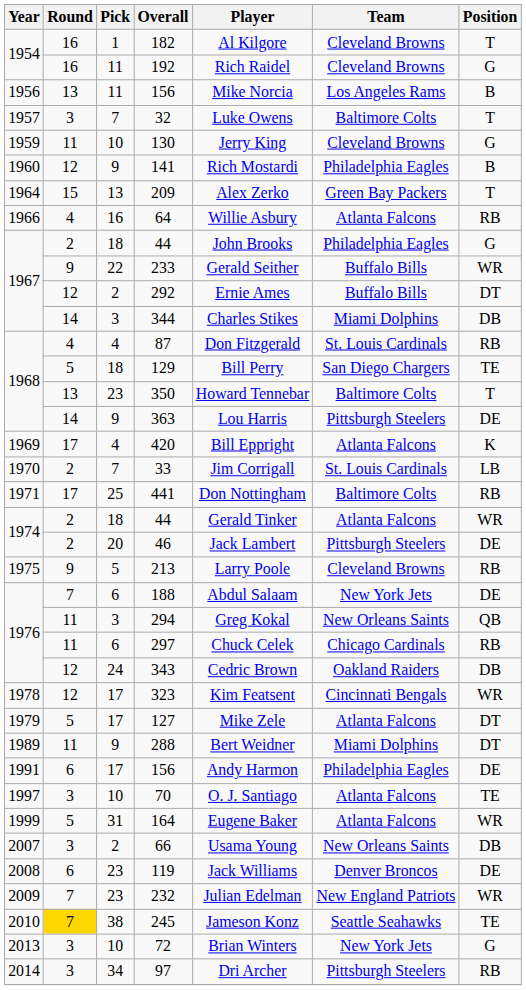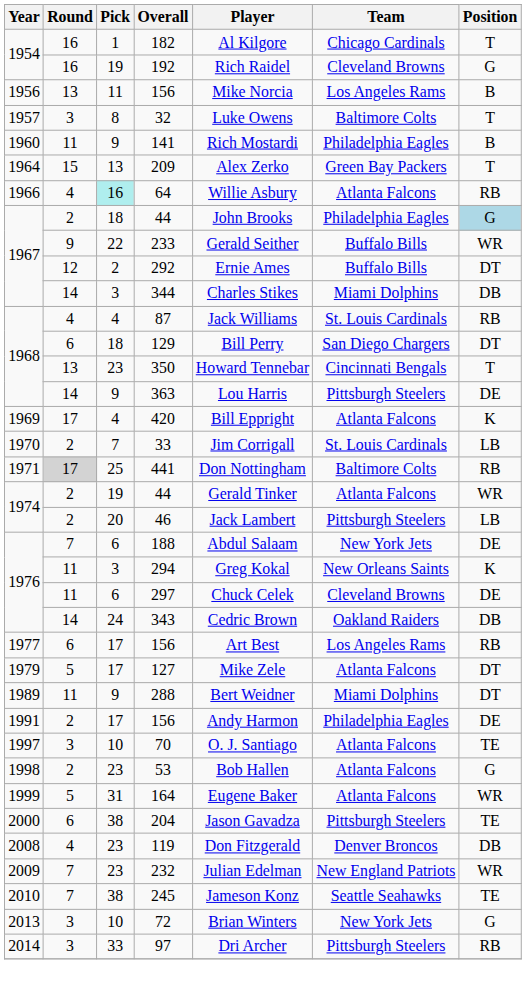(386, 42) Cleveland Browns -> (386, 42) Chicago Cardinals
(115, 67) 11 -> (115, 67) 19
(115, 117) 7 -> (115, 117) 8
- row: (24, 142)
(70, 167) 12 -> (70, 142) 11
(115, 218) no background -> (115, 192) paleturquoise background
(490, 243) no background -> (490, 218) lightblue background
(252, 343) Don Fitzgerald -> (252, 318) Jack Williams
(70, 368) 5 -> (70, 343) 6
(490, 368) TE -> (490, 343) DT
(386, 393) Baltimore Colts -> (386, 368) Cincinnati Bengals
(70, 494) no background -> (70, 469) lightgrey background
(115, 519) 18 -> (115, 494) 19
(490, 544) DE -> (490, 519) LB
- row: (24, 569)
(490, 619) QB -> (490, 569) K
(386, 645) Chicago Cardinals -> (386, 594) Cleveland Browns
(490, 645) RB -> (490, 594) DE
(70, 670) 12 -> (70, 619) 14
+ row: (24, 645)
- row: (24, 695)
(70, 770) 6 -> (70, 720) 2
+ row: (24, 770)
+ row: (24, 820)
- row: (24, 846)
(70, 871) 6 -> (70, 846) 4
(252, 871) Jack Williams -> (252, 846) Don Fitzgerald
(490, 871) DE -> (490, 846) DB
(70, 921) gold background -> (70, 896) no background
(115, 971) 34 -> (115, 946) 33
